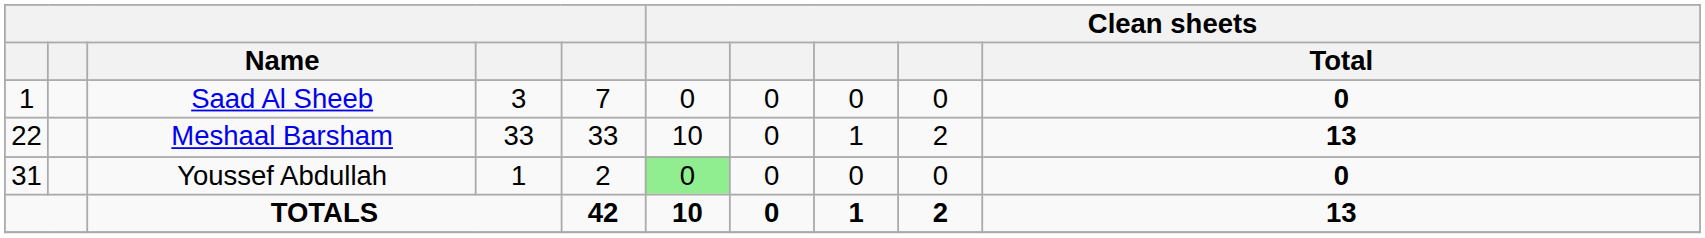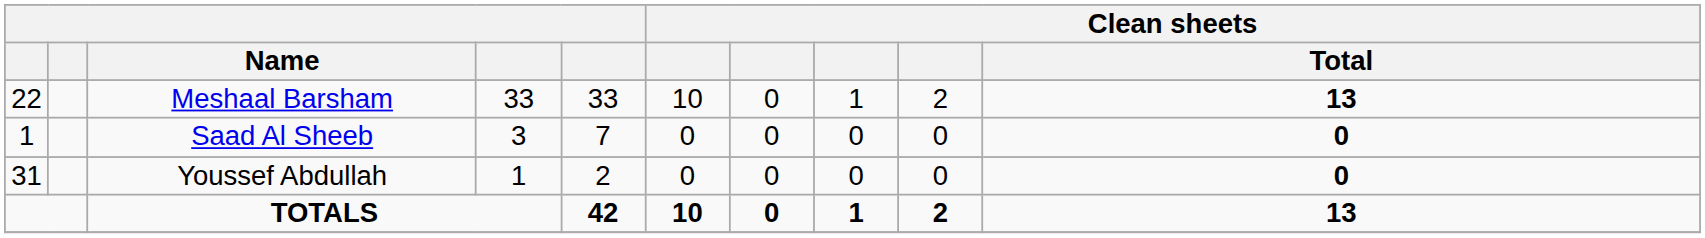rows swapped: (282, 137) <-> (282, 99)
(687, 175) lightgreen background -> (687, 175) no background
